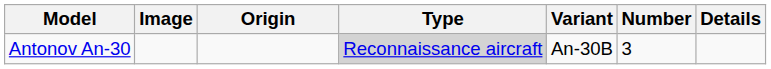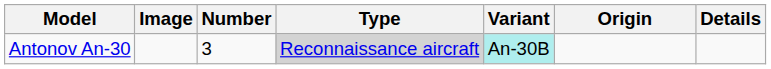columns swapped: (268, 19) <-> (657, 19)
(582, 48) no background -> (519, 48) paleturquoise background
